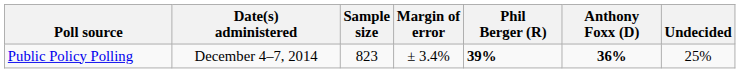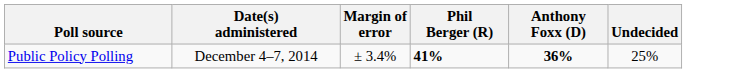- column: (367, 24)
(482, 56) 39% -> (428, 56) 41%
